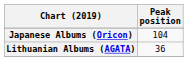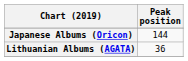(160, 35) 104 -> (160, 35) 144
